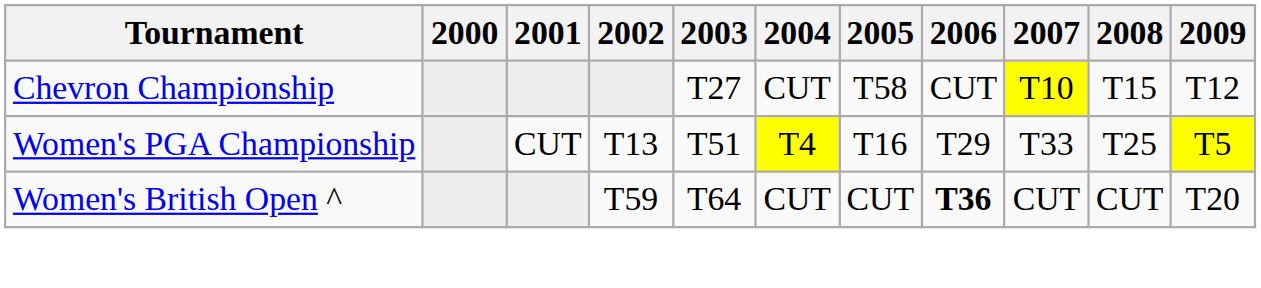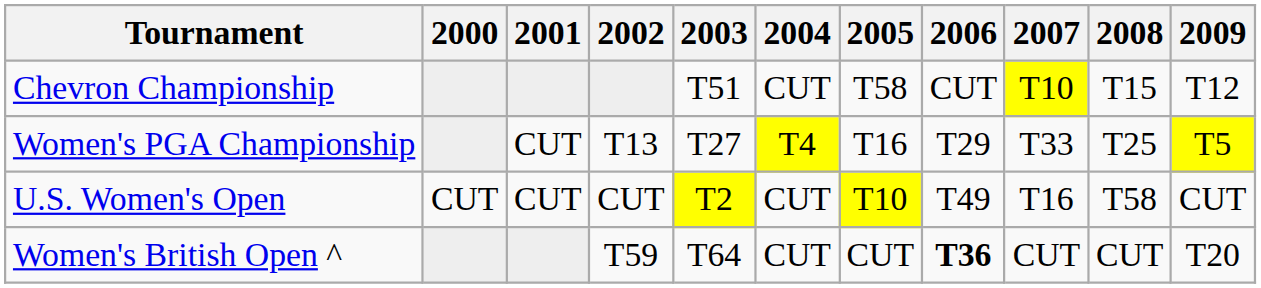(714, 88) T27 -> (714, 88) T51
(714, 143) T51 -> (714, 143) T27
+ row: (149, 199)
